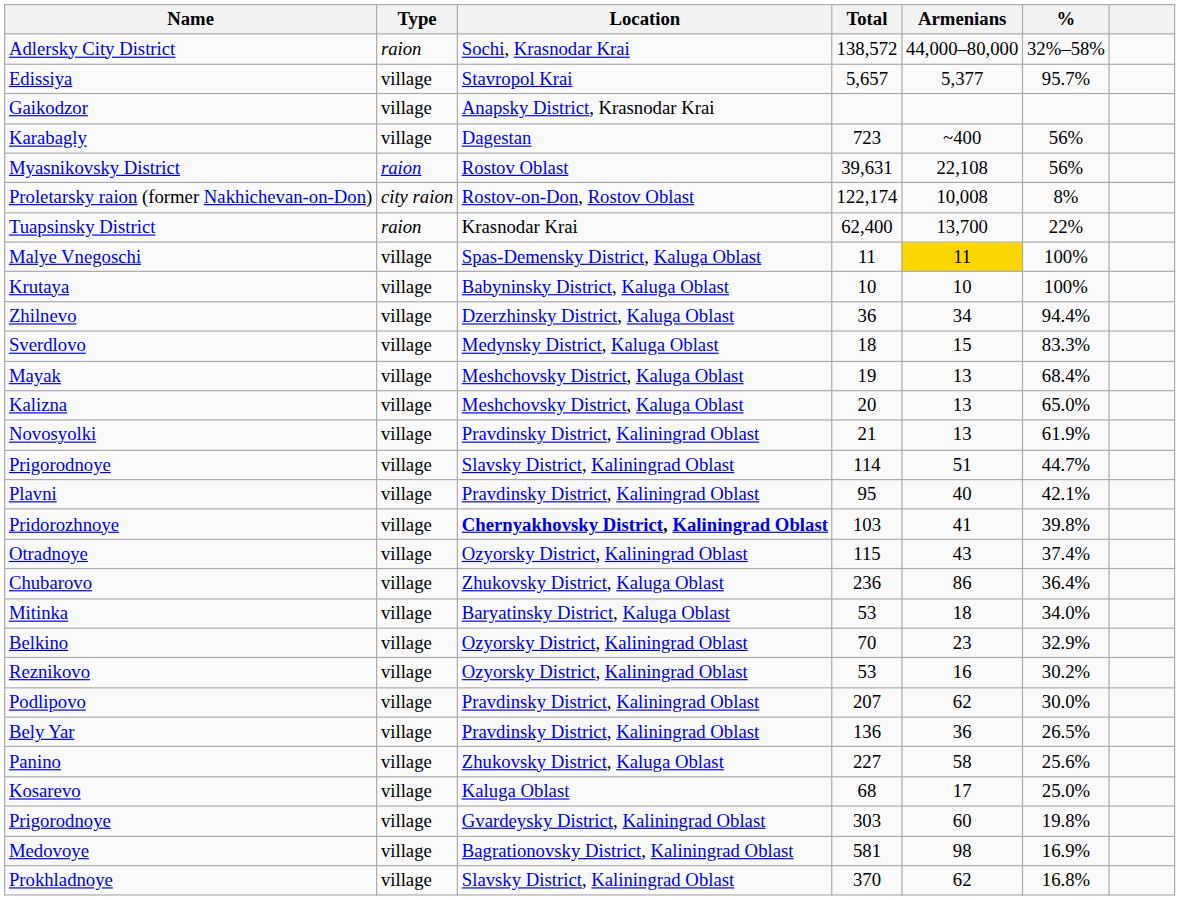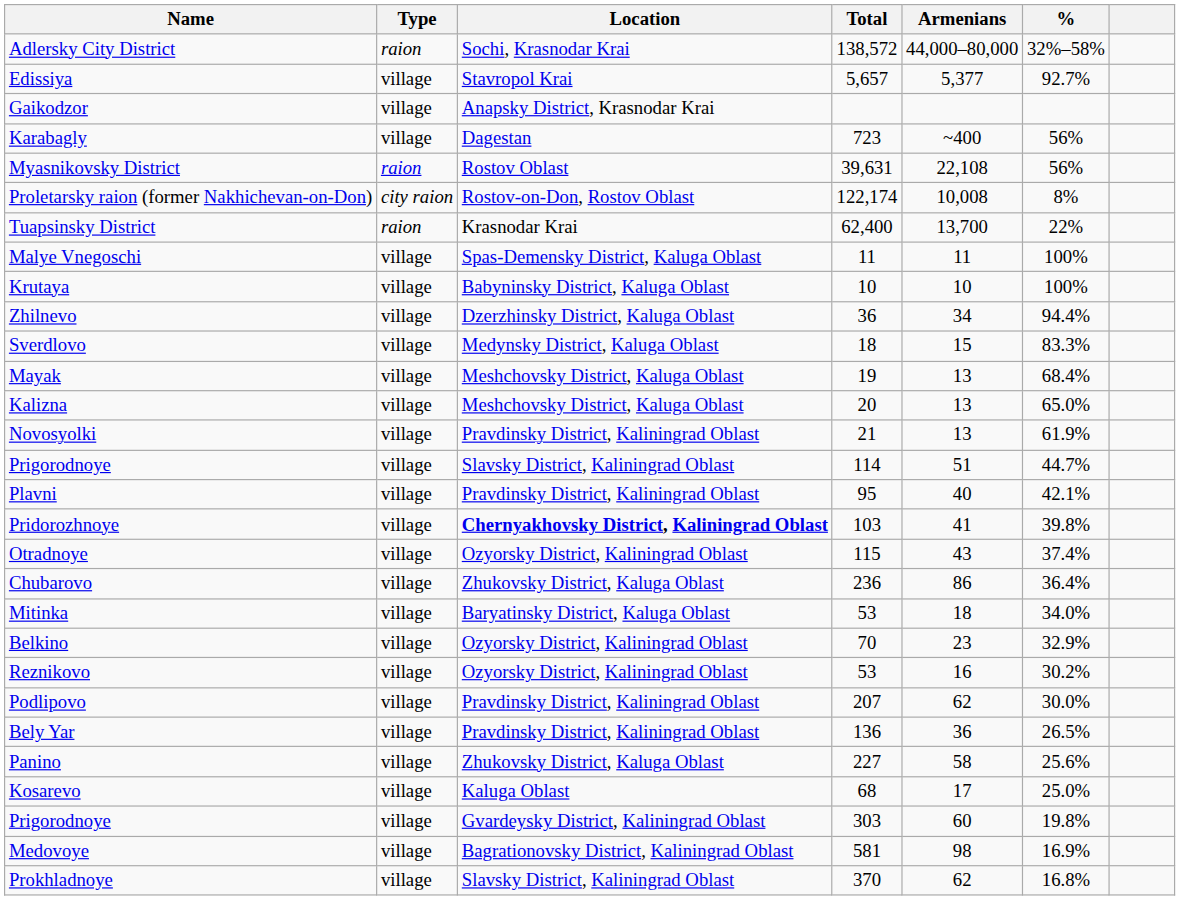(1066, 78) 95.7% -> (1066, 78) 92.7%
(962, 256) gold background -> (962, 256) no background
